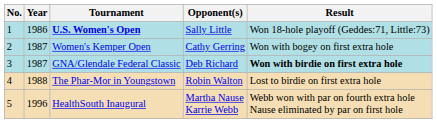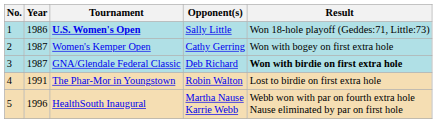(37, 81) 1988 -> (37, 81) 1991
